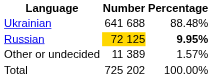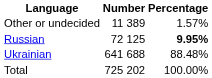rows swapped: (28, 23) <-> (52, 54)
(128, 39) gold background -> (128, 39) no background
